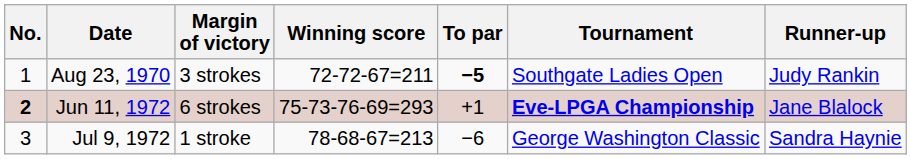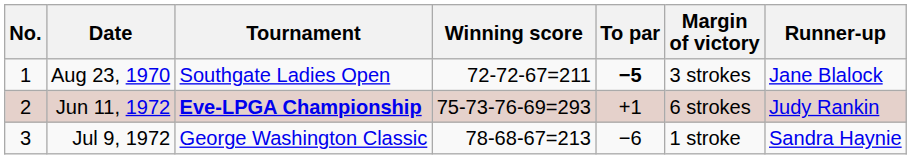columns swapped: (636, 32) <-> (225, 32)
(824, 75) Judy Rankin -> (826, 75) Jane Blalock
(25, 107) bold -> (25, 107) normal
(826, 107) Jane Blalock -> (824, 107) Judy Rankin
